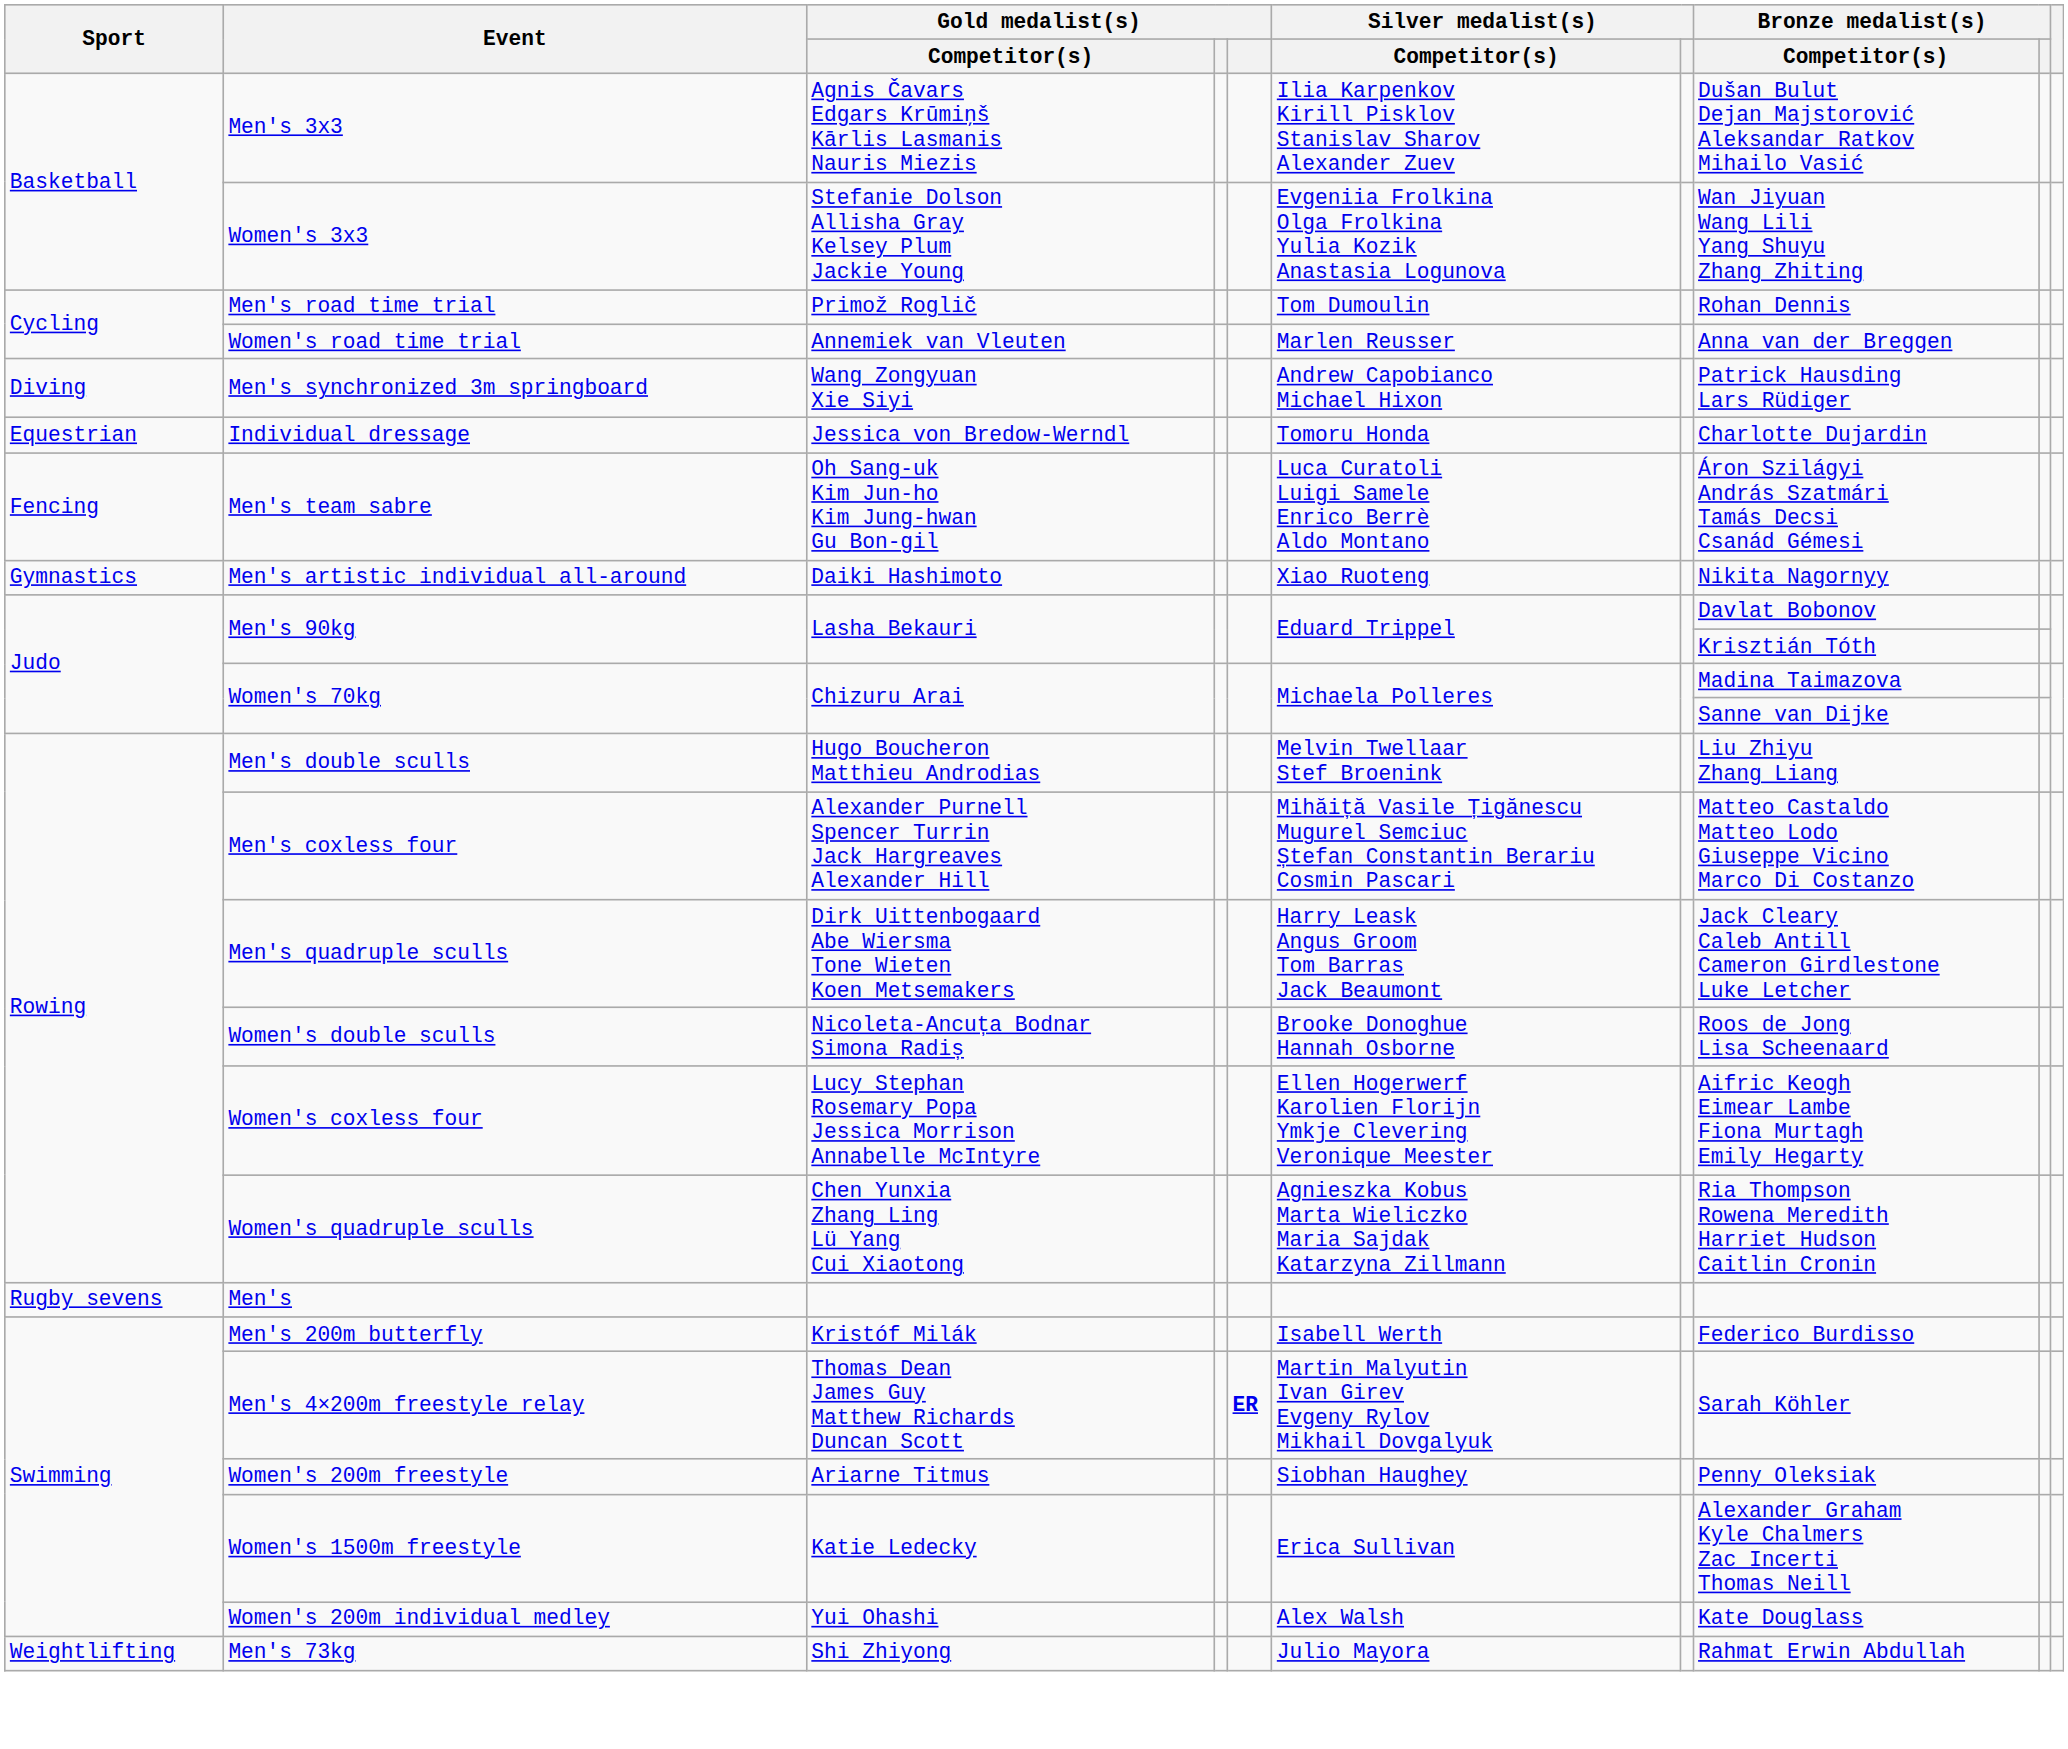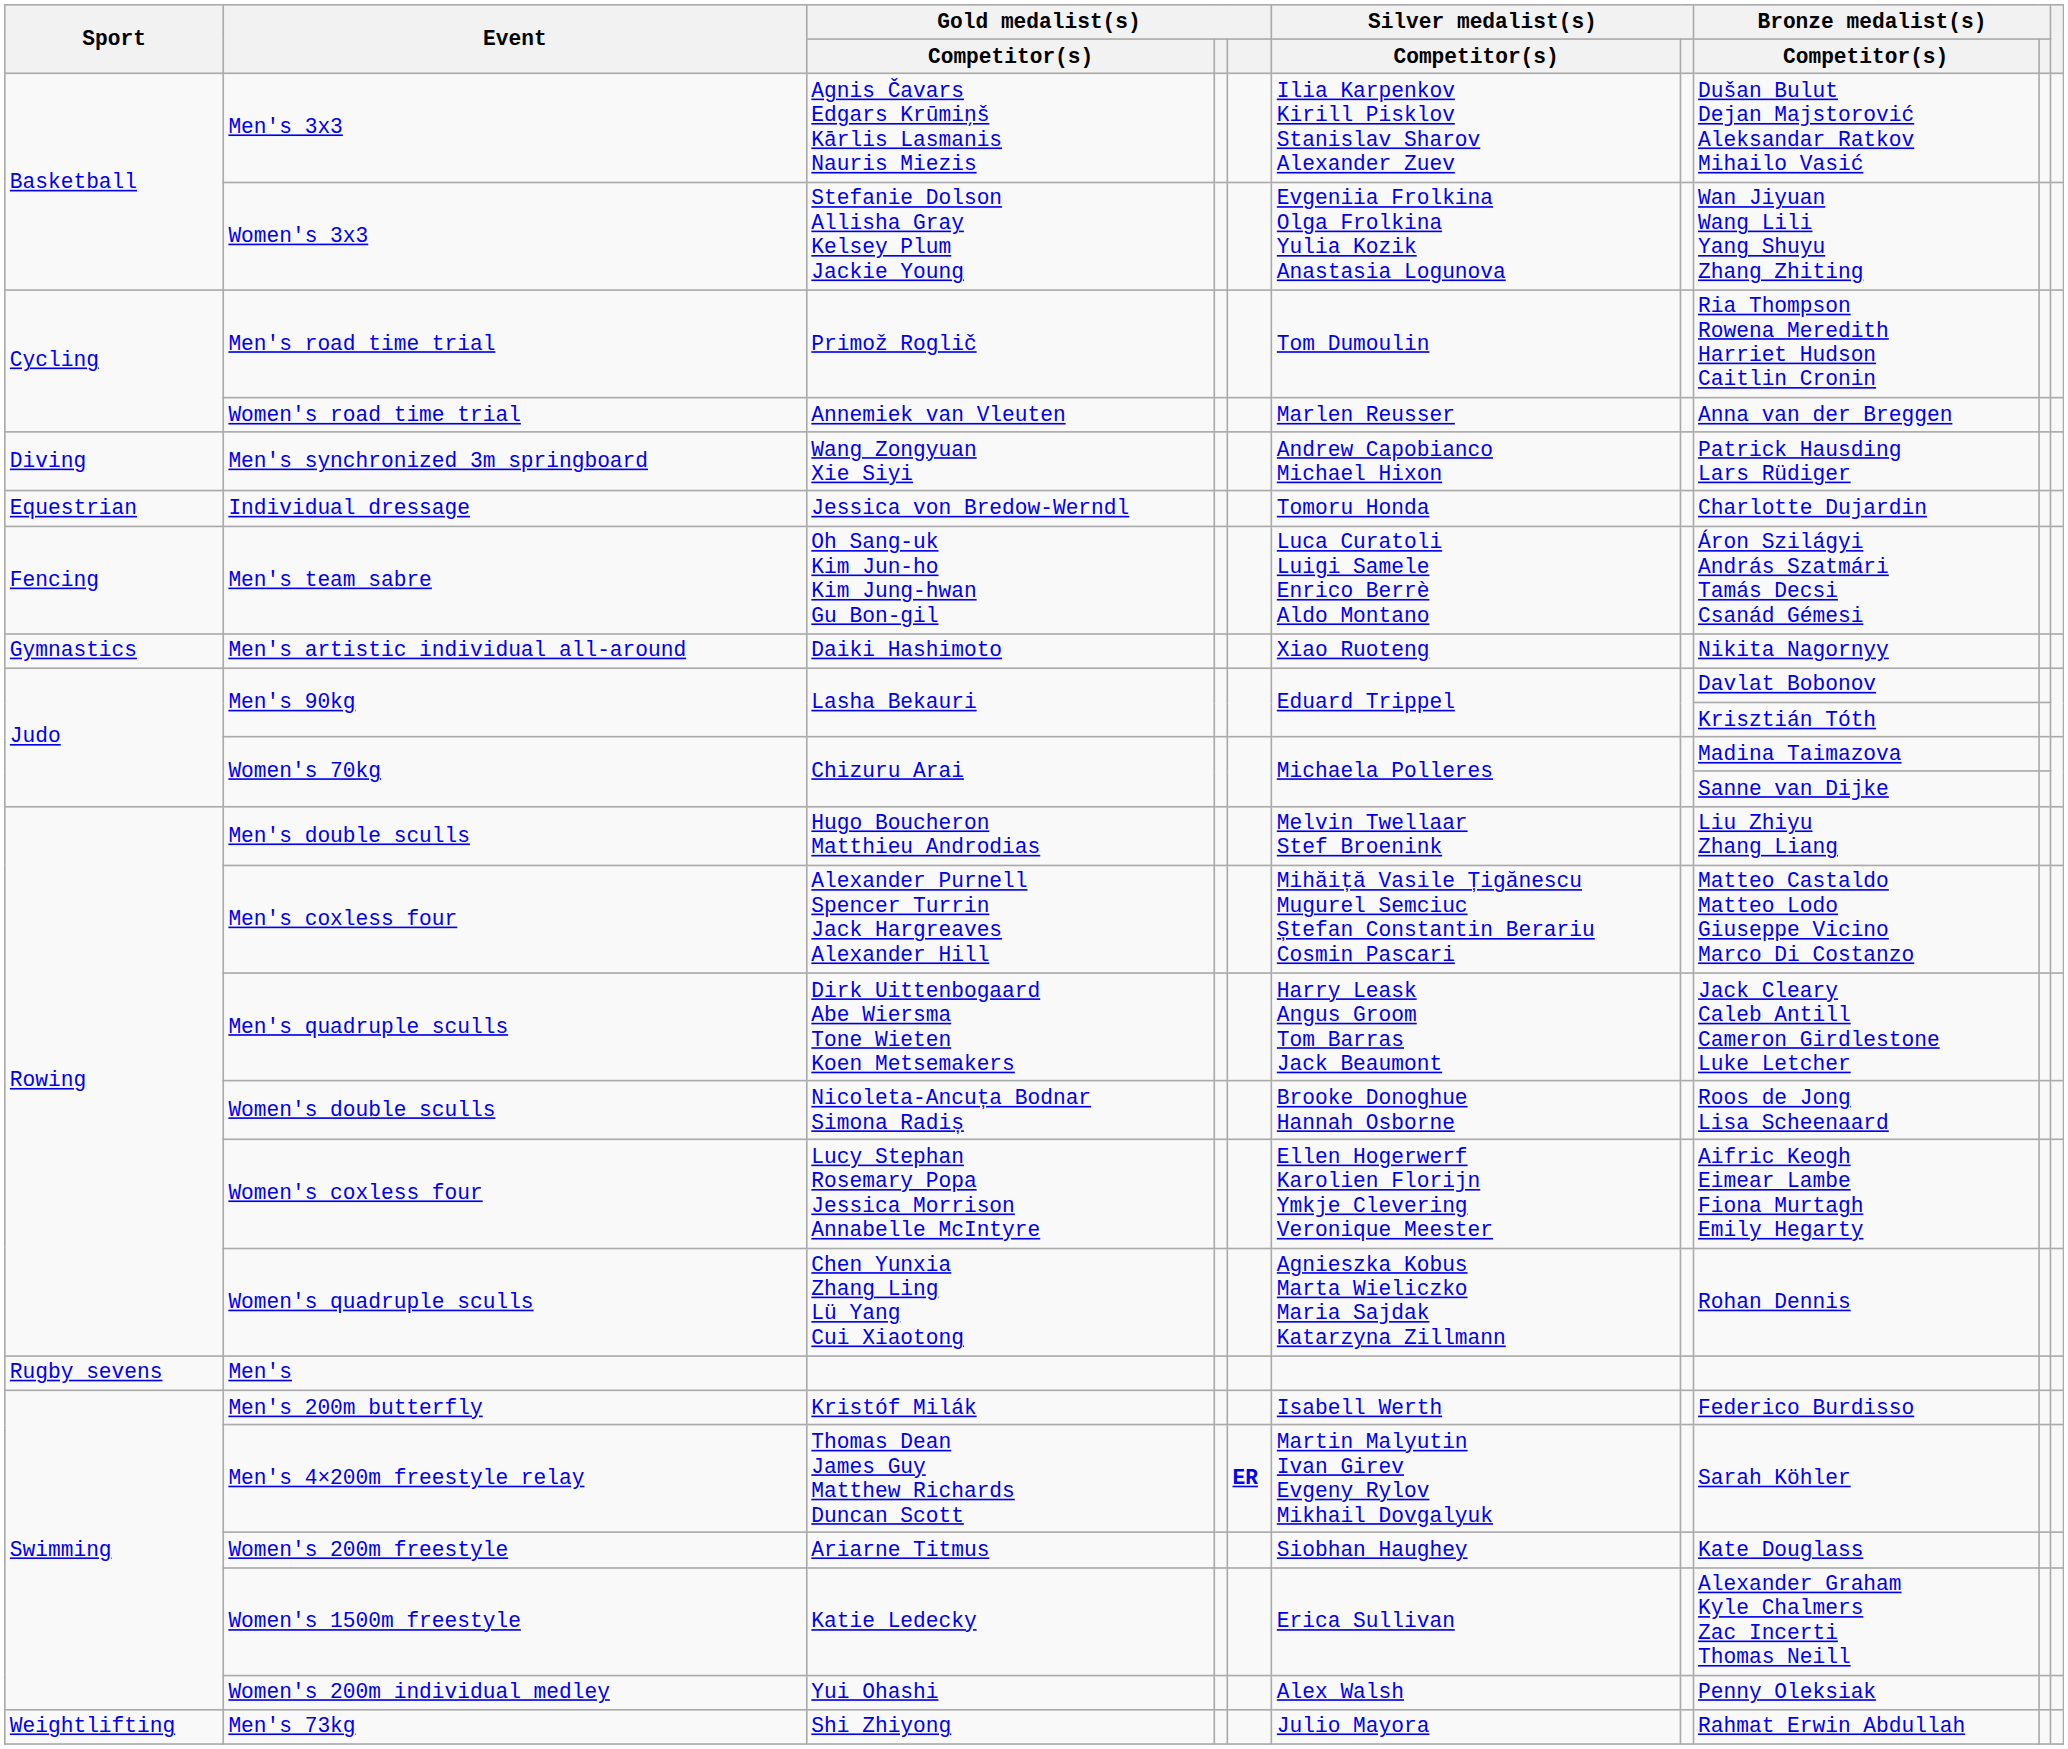(1774, 307) Rohan Dennis -> (1793, 344) Ria Thompson Rowena Meredith Harriet Hudson Caitlin Cronin
(1793, 1228) Ria Thompson Rowena Meredith Harriet Hudson Caitlin Cronin -> (1774, 1302) Rohan Dennis
(1787, 1477) Penny Oleksiak -> (1781, 1550) Kate Douglass
(1781, 1619) Kate Douglass -> (1787, 1692) Penny Oleksiak
